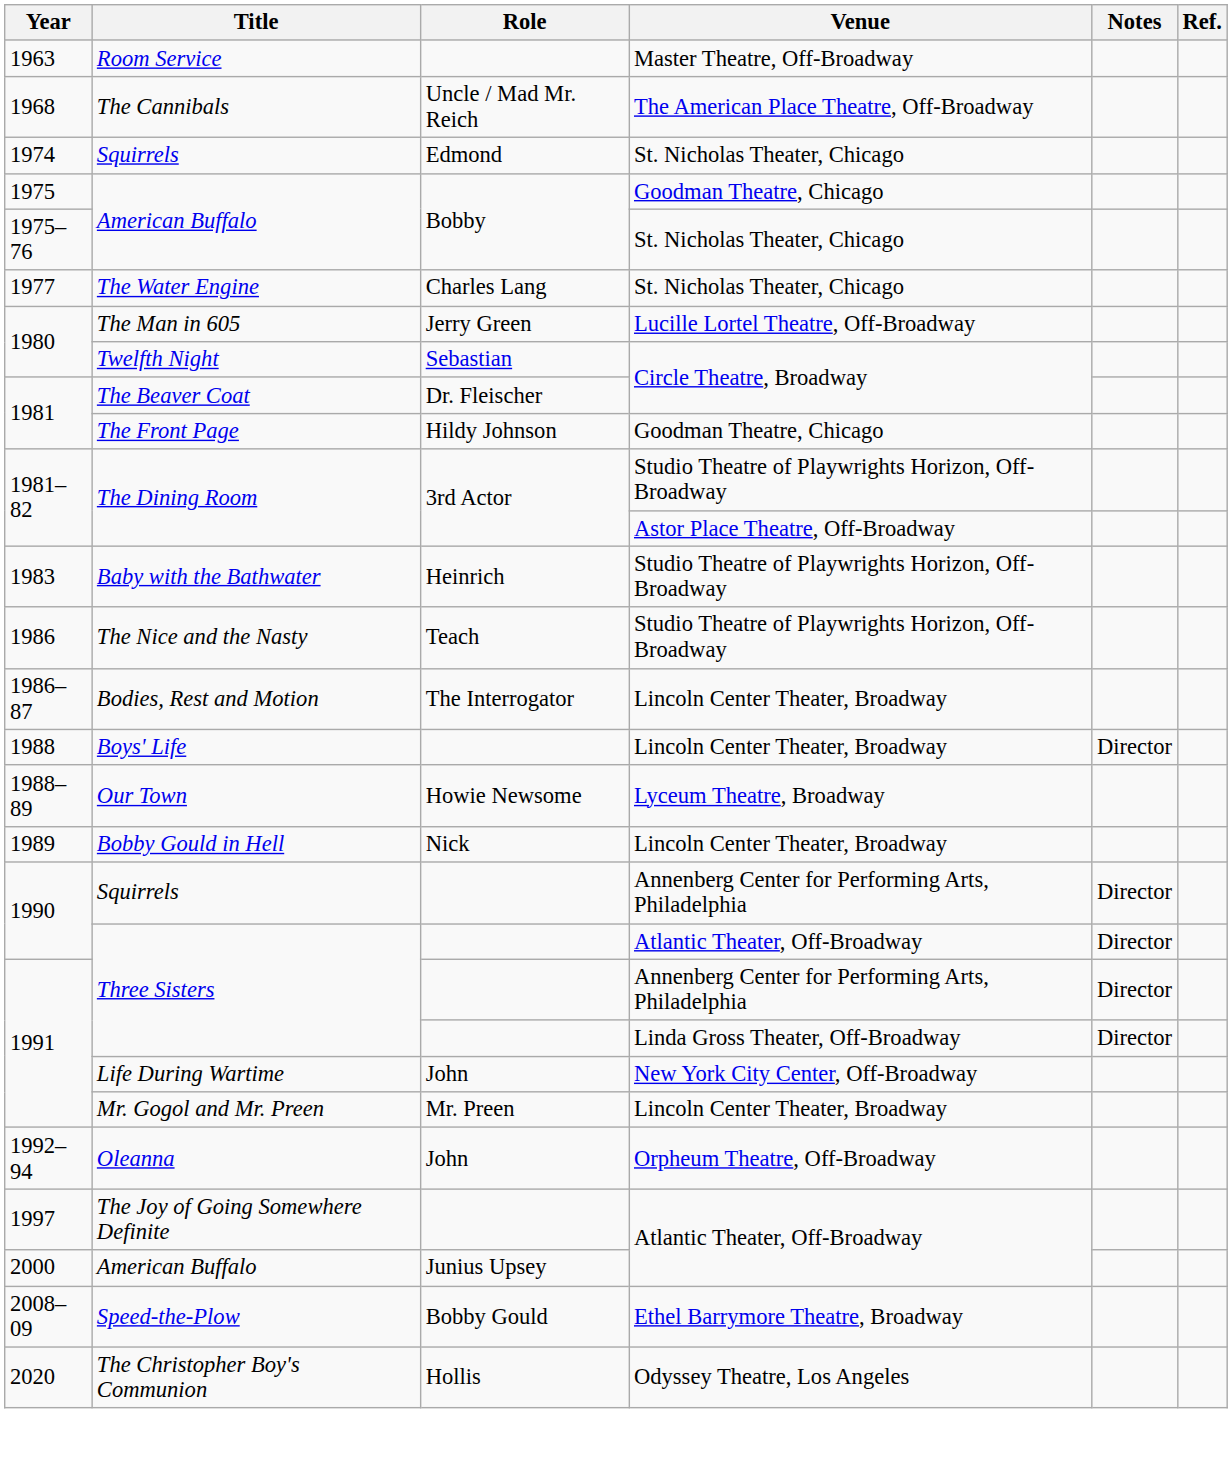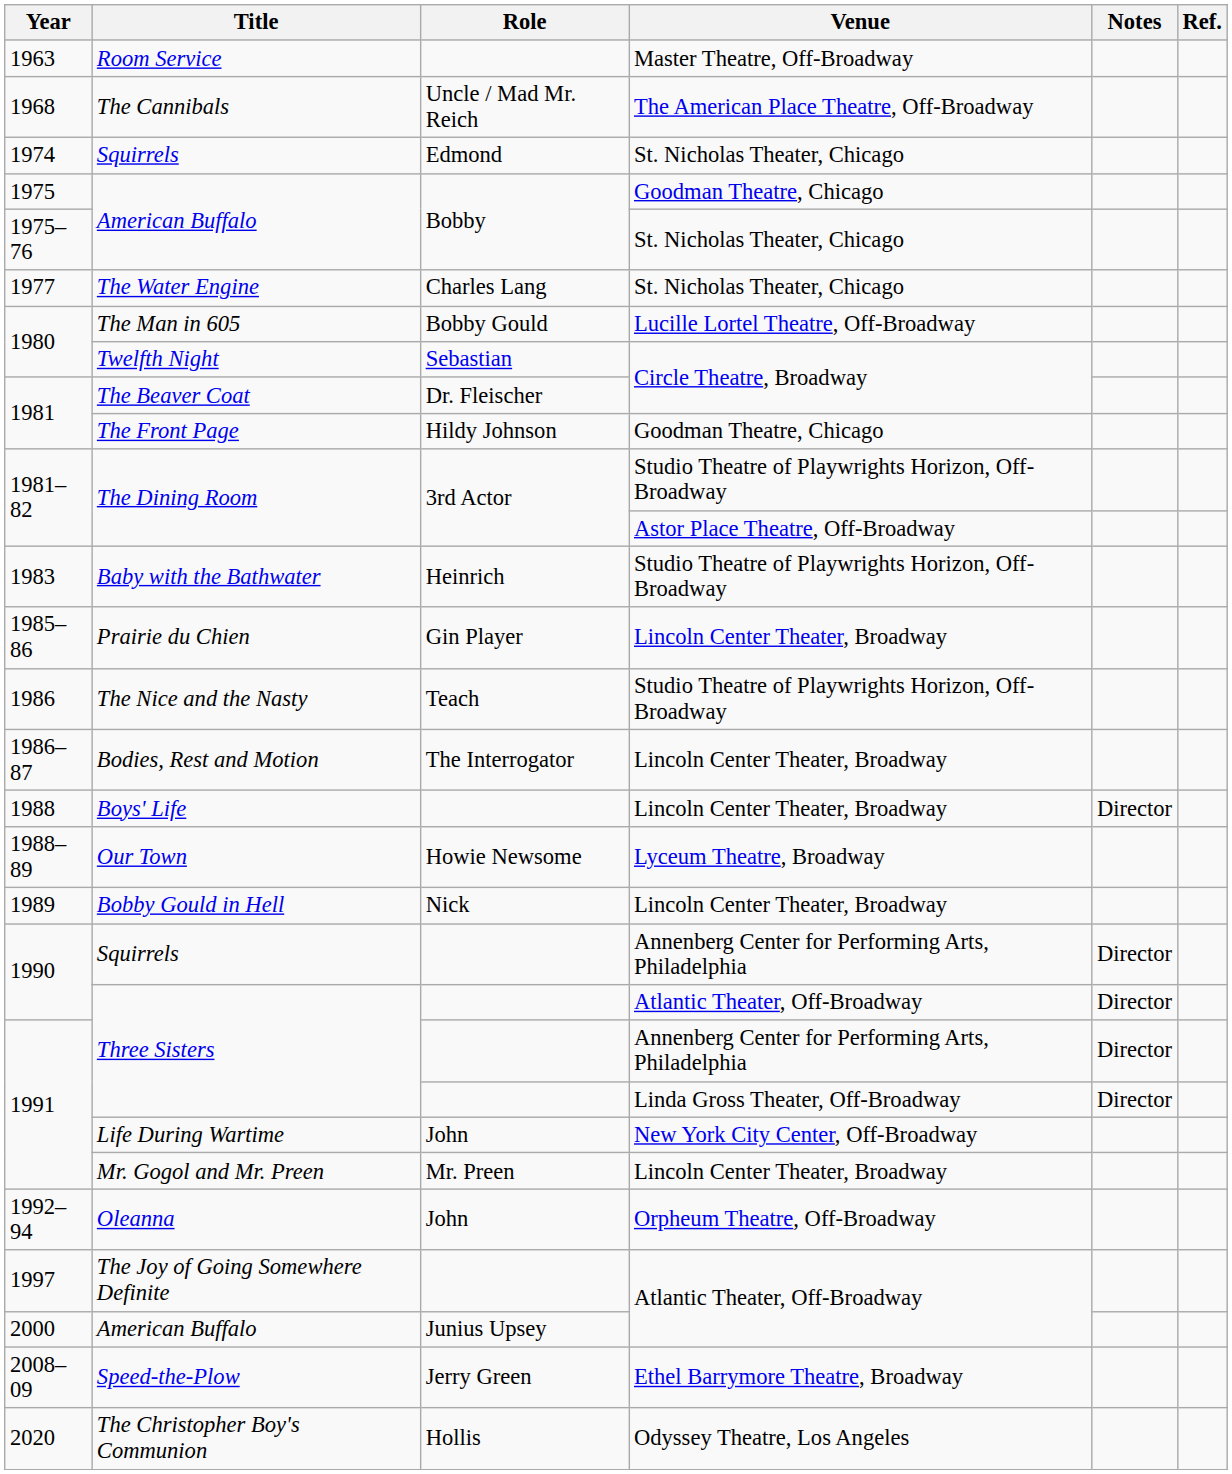(479, 323) Jerry Green -> (487, 323) Bobby Gould
+ row: (173, 637)
(487, 1316) Bobby Gould -> (479, 1377) Jerry Green
